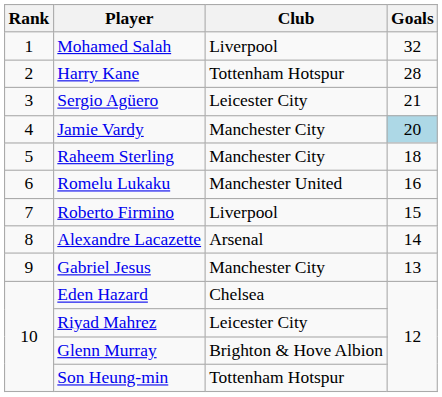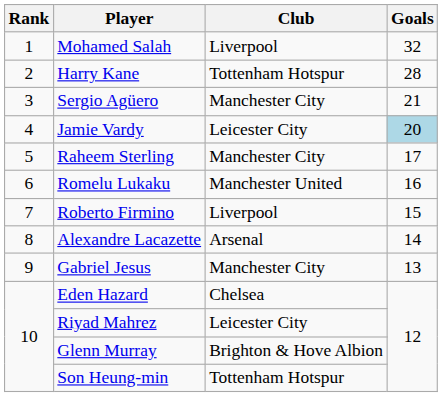(258, 101) Leicester City -> (267, 101) Manchester City
(267, 128) Manchester City -> (258, 128) Leicester City
(412, 156) 18 -> (412, 156) 17
